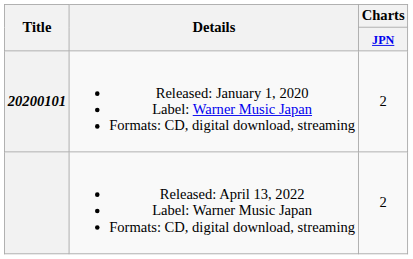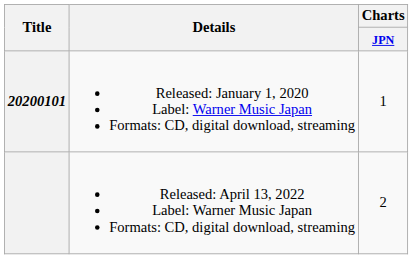(383, 101) 2 -> (383, 101) 1
